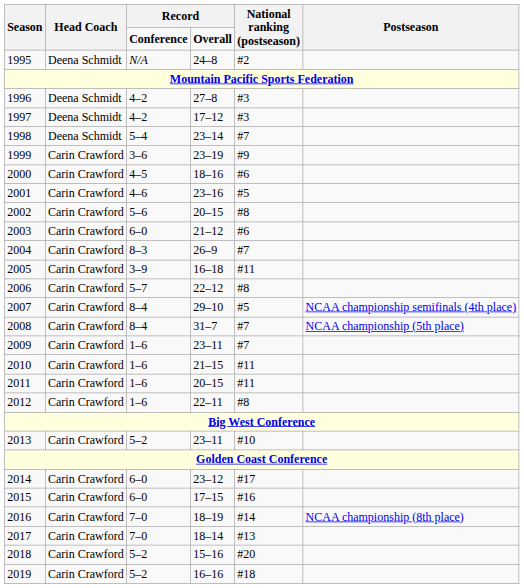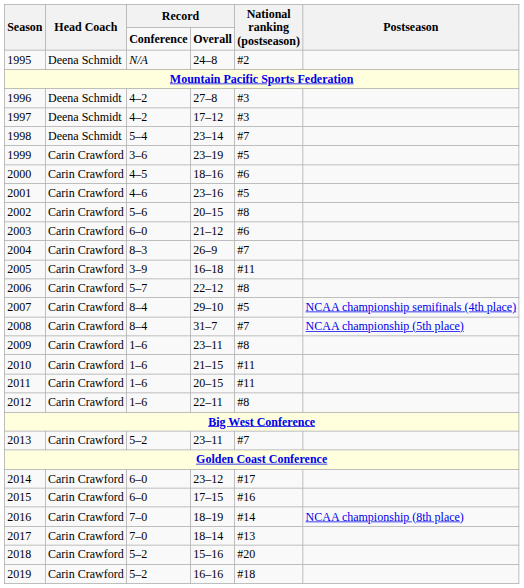(243, 155) #9 -> (243, 155) #5
(243, 345) #7 -> (243, 345) #8
(246, 440) #10 -> (243, 440) #7
